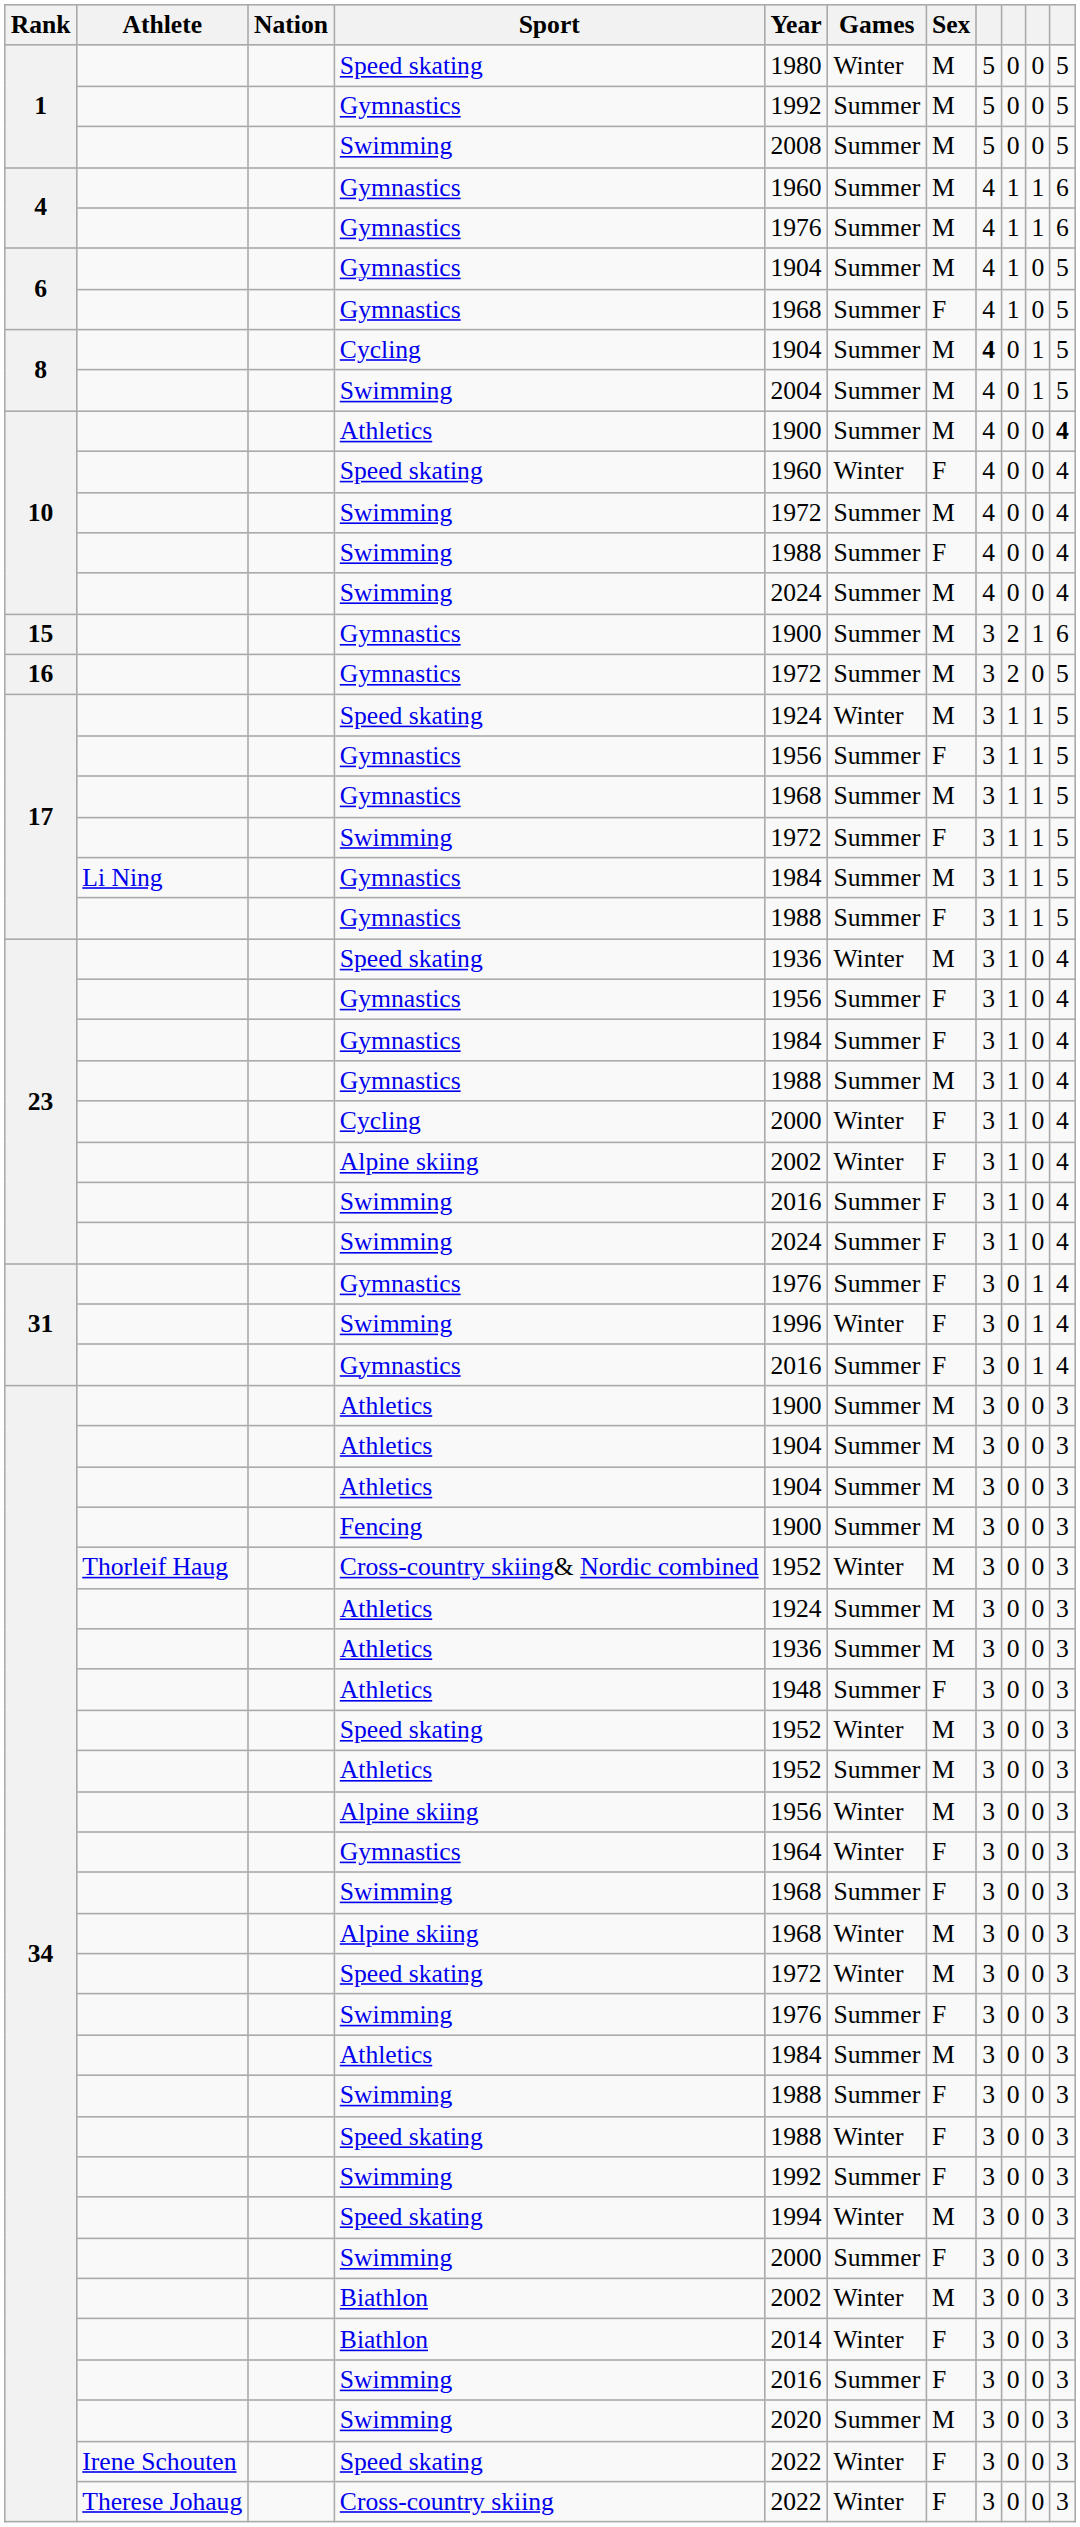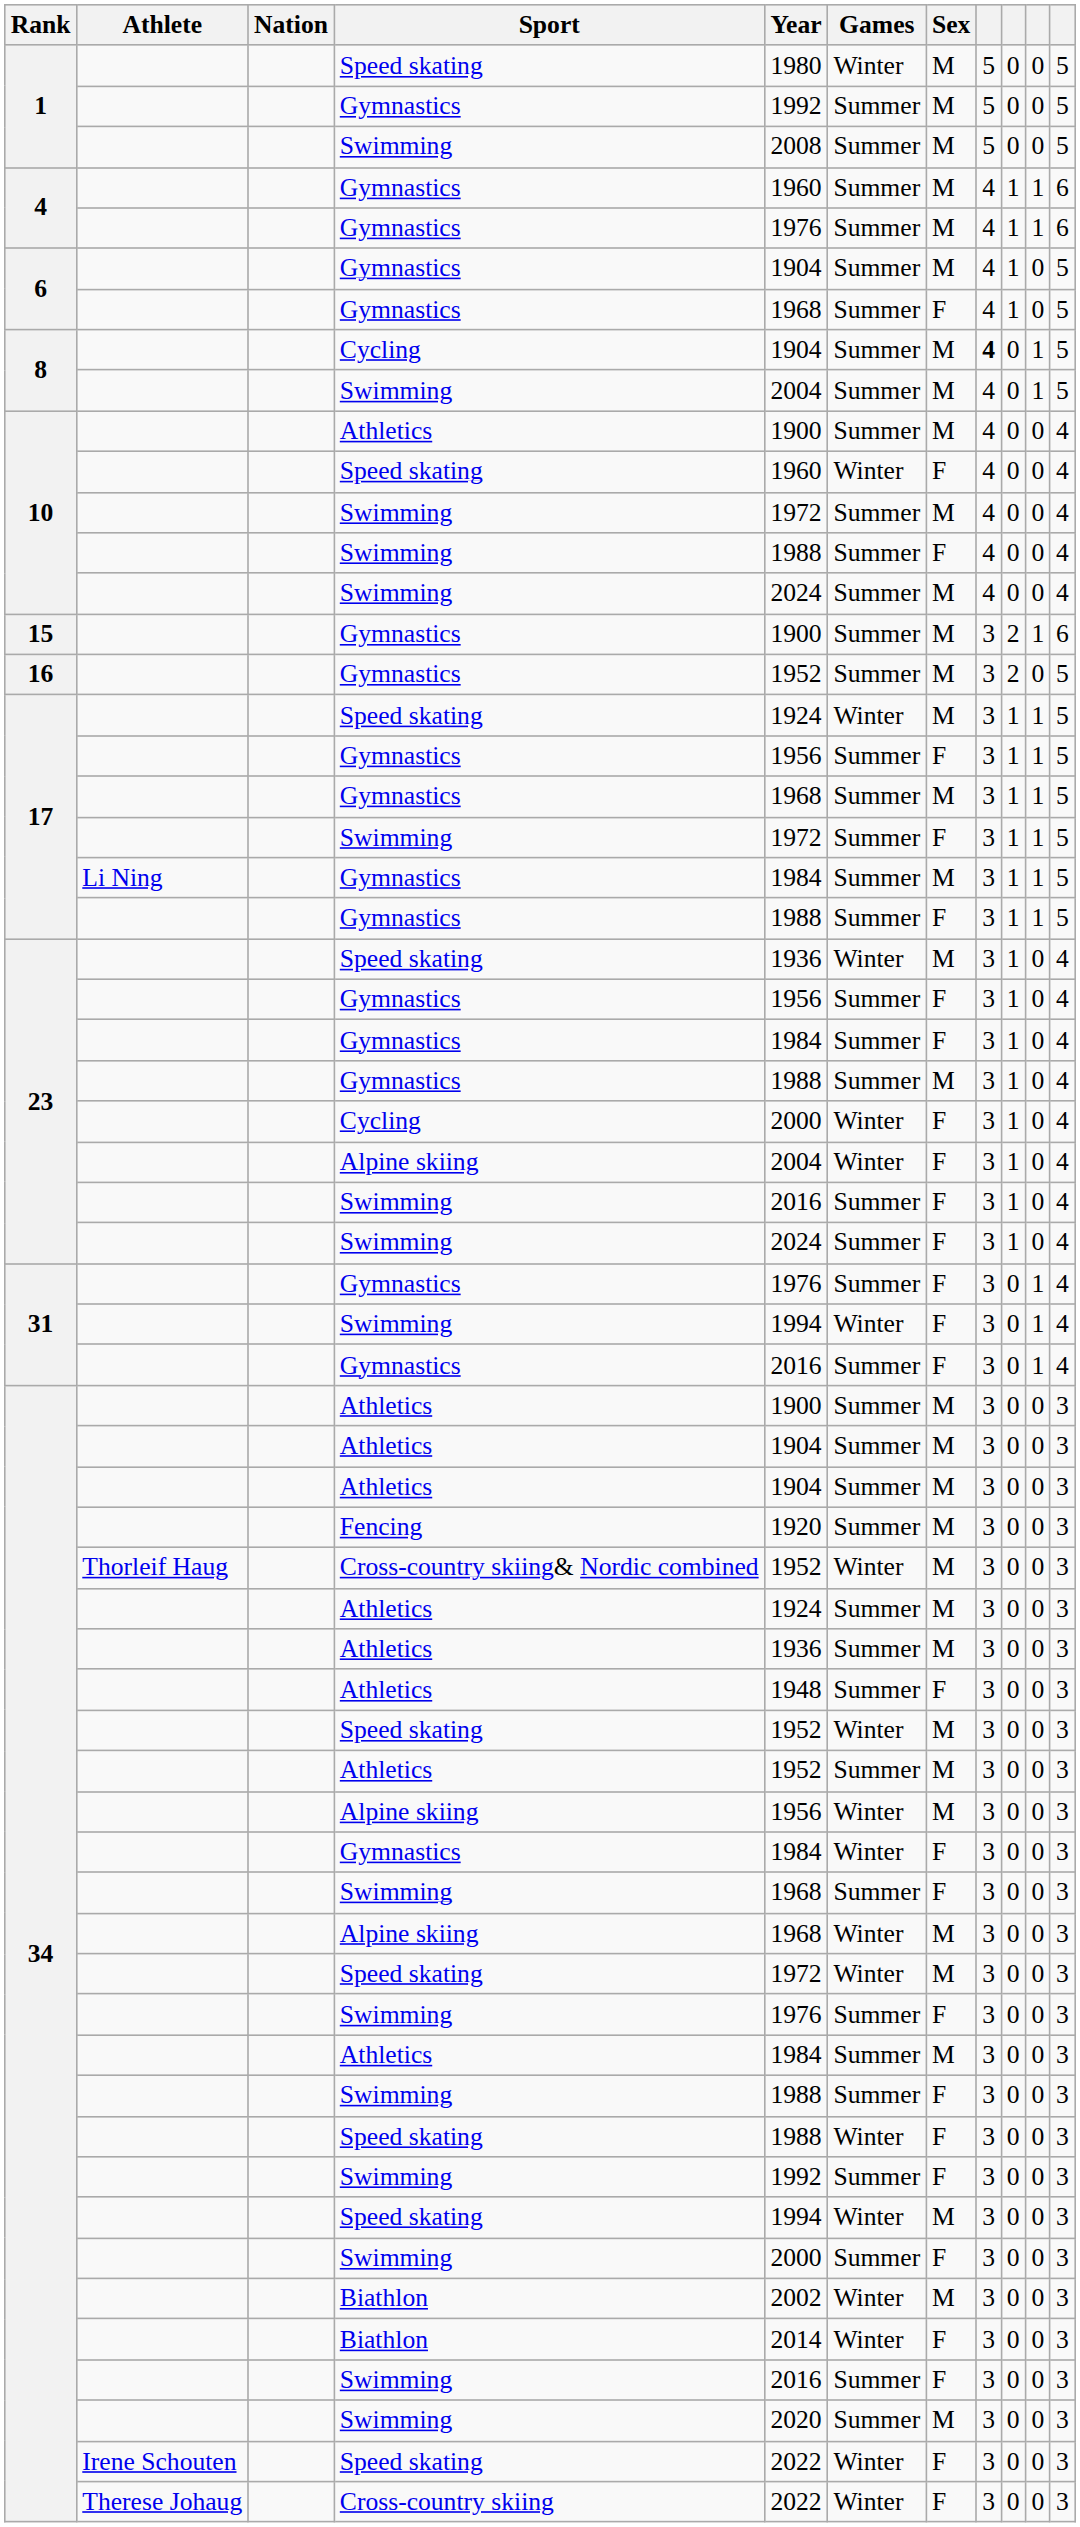(1062, 430) bold -> (1062, 430) normal
(796, 674) 1972 -> (796, 674) 1952
(796, 1161) 2002 -> (796, 1161) 2004
(796, 1324) 1996 -> (796, 1324) 1994
(796, 1526) 1900 -> (796, 1526) 1920
(796, 1851) 1964 -> (796, 1851) 1984
